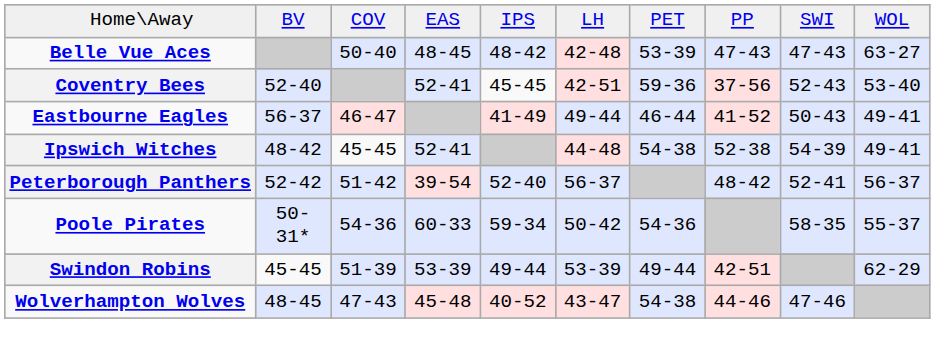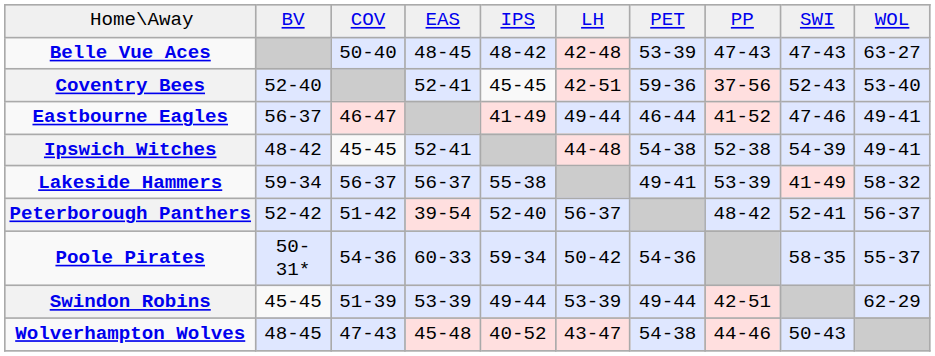(817, 117) 50-43 -> (817, 117) 47-46
+ row: (130, 182)
(817, 301) 47-46 -> (817, 334) 50-43
